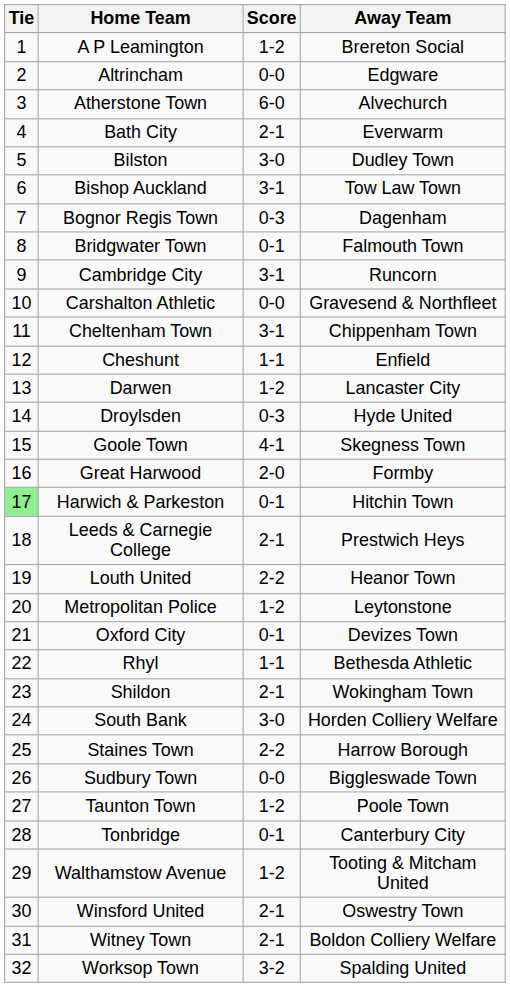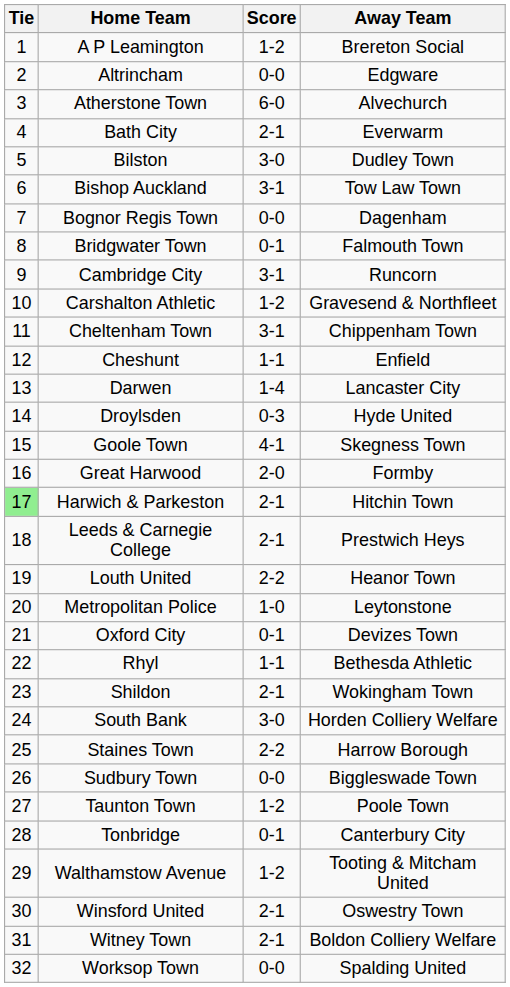(272, 217) 0-3 -> (272, 217) 0-0
(272, 302) 0-0 -> (272, 302) 1-2
(272, 388) 1-2 -> (272, 388) 1-4
(272, 501) 0-1 -> (272, 501) 2-1
(272, 607) 1-2 -> (272, 607) 1-0
(272, 968) 3-2 -> (272, 968) 0-0
